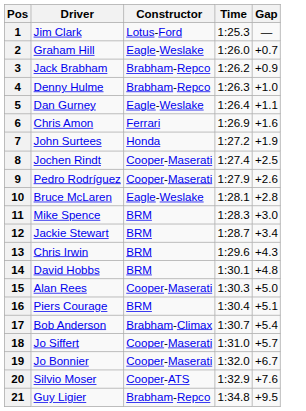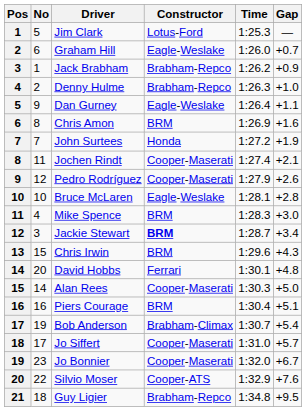+ column: (41, 14)
(143, 123) Ferrari -> (160, 123) BRM
(266, 160) +2.5 -> (287, 160) +2.1
(139, 233) normal -> (160, 233) bold
(139, 270) BRM -> (164, 270) Ferrari
